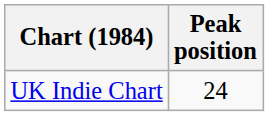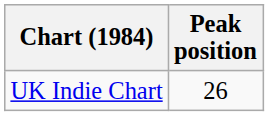(215, 90) 24 -> (215, 90) 26
